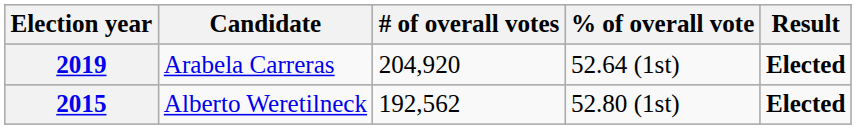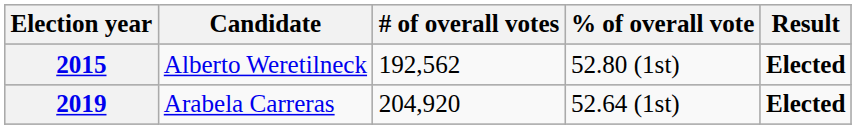rows swapped: (81, 104) <-> (81, 64)
